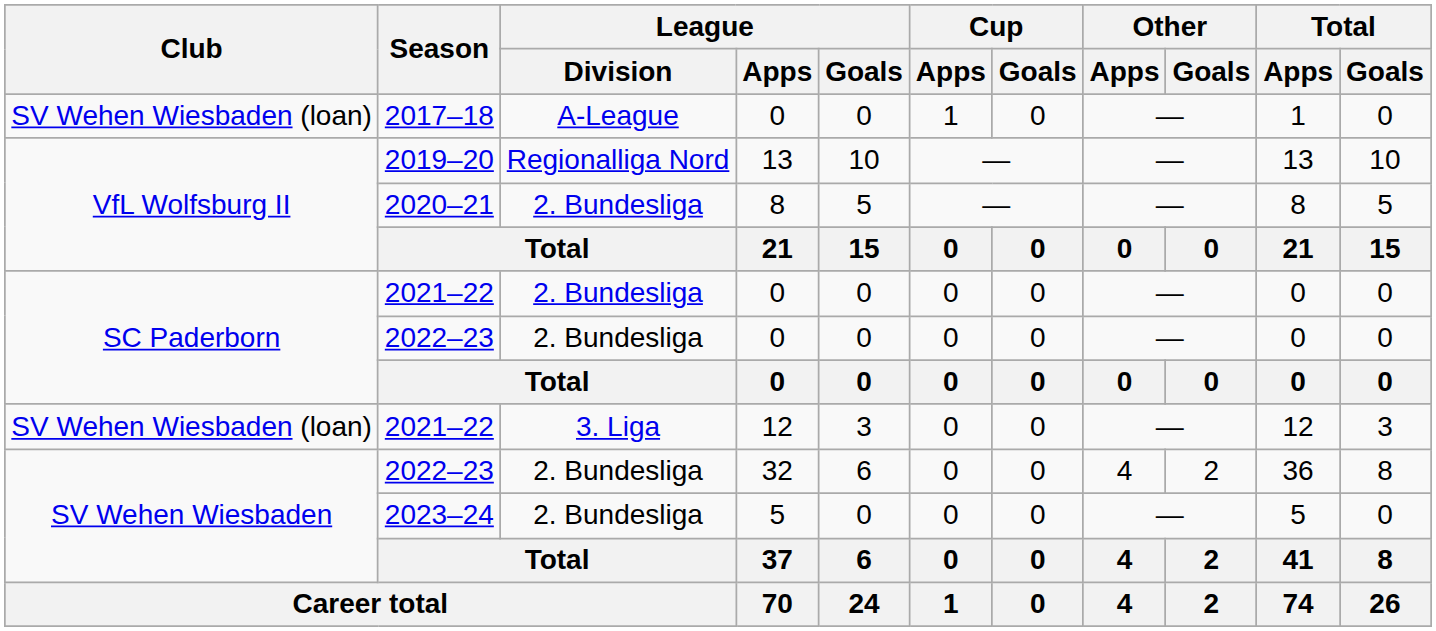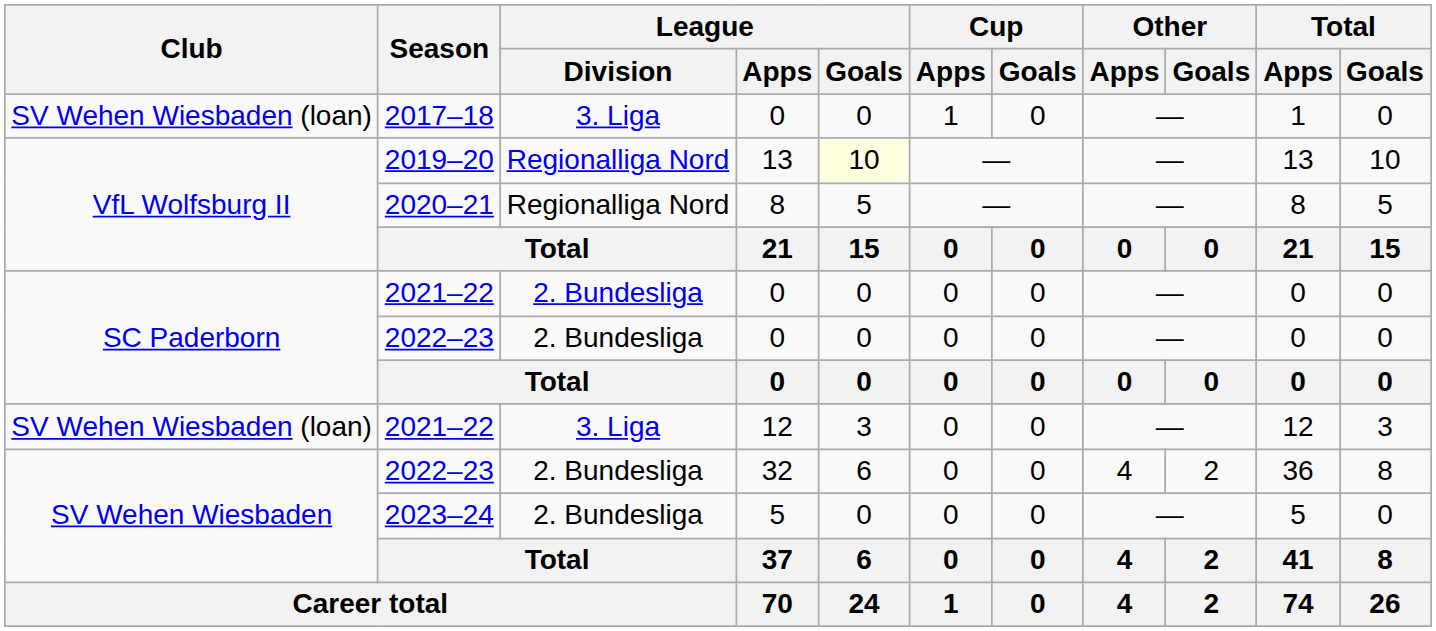(618, 115) A-League -> (618, 115) 3. Liga
(864, 159) no background -> (864, 159) lightyellow background
(618, 204) 2. Bundesliga -> (618, 204) Regionalliga Nord
